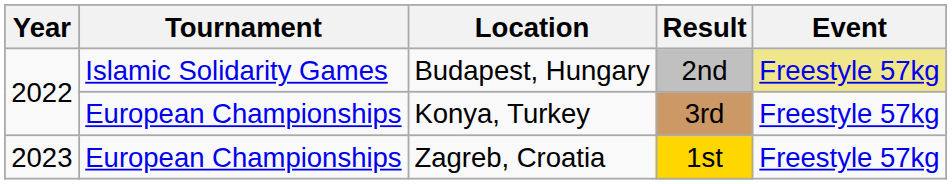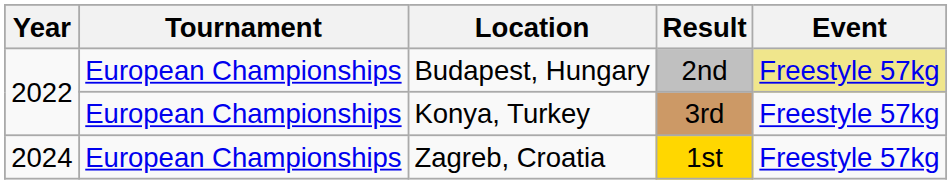(236, 70) Islamic Solidarity Games -> (243, 70) European Championships
(42, 158) 2023 -> (42, 158) 2024
